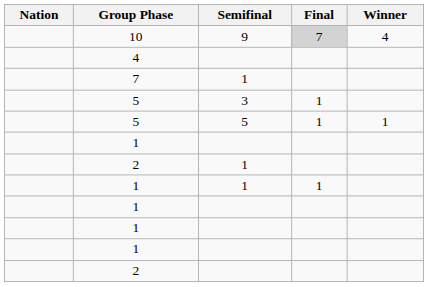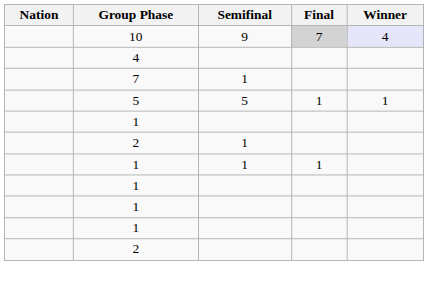(385, 36) no background -> (385, 36) lavender background
- row: (136, 100)
